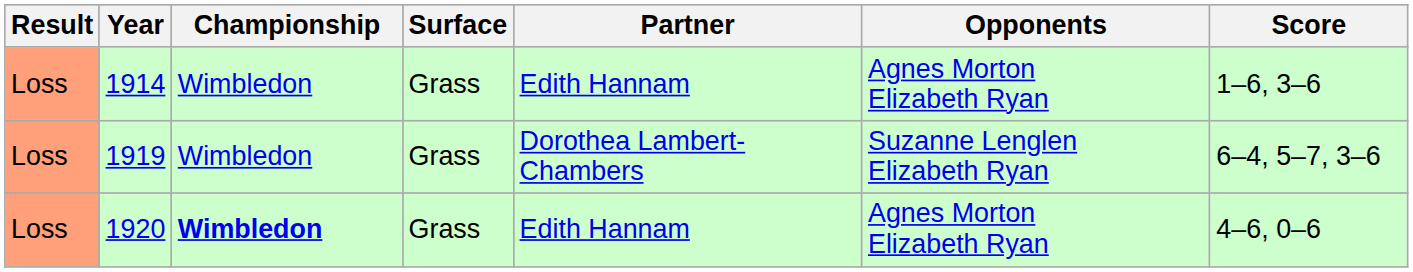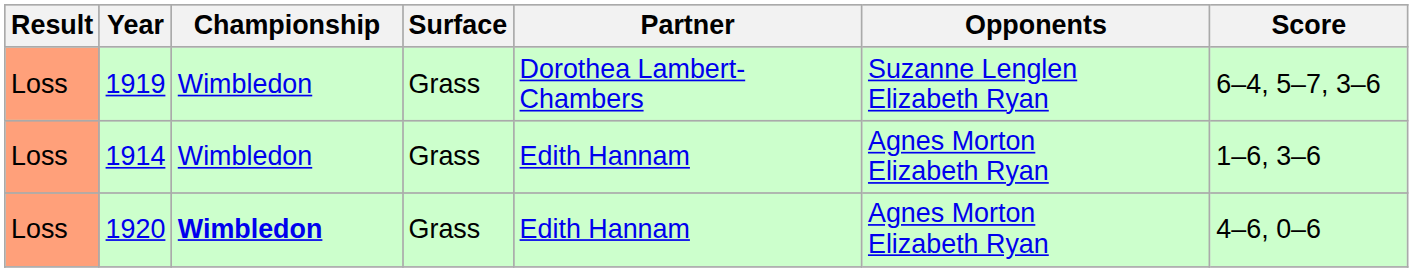rows swapped: (135, 83) <-> (135, 156)
